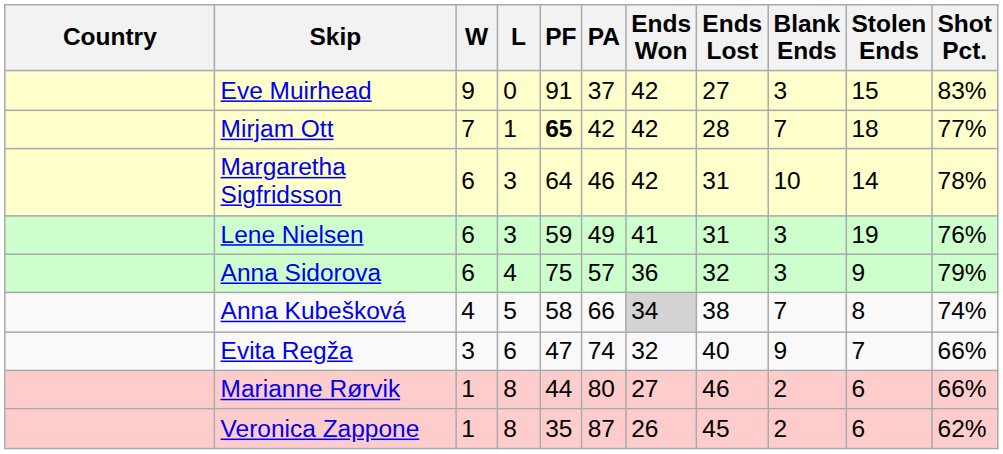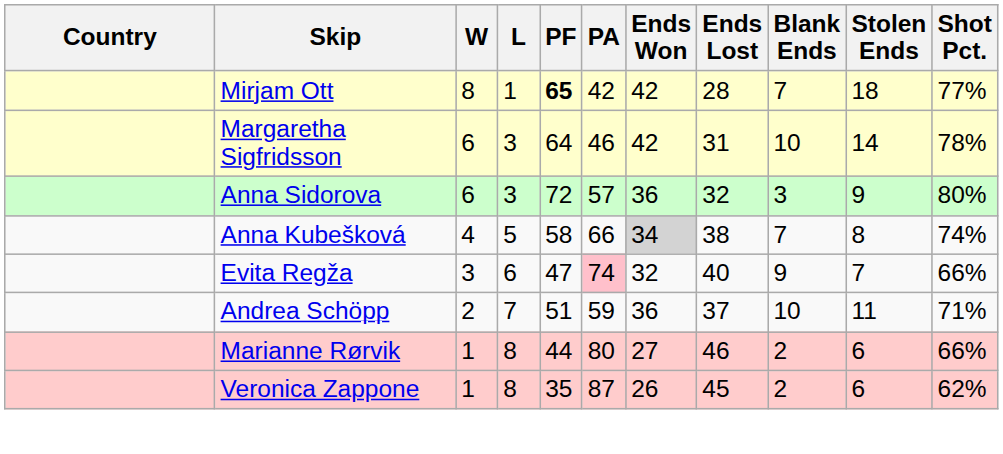- row: (296, 90)
(468, 129) 7 -> (468, 90) 8
- row: (292, 234)
(510, 273) 4 -> (510, 195) 3
(559, 273) 75 -> (559, 195) 72
(962, 273) 79% -> (962, 195) 80%
(601, 350) no background -> (601, 273) pink background
+ row: (305, 311)
